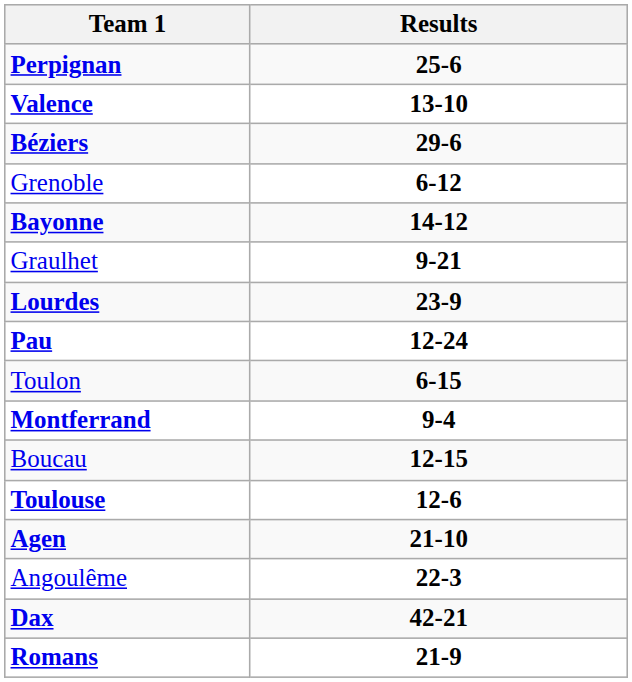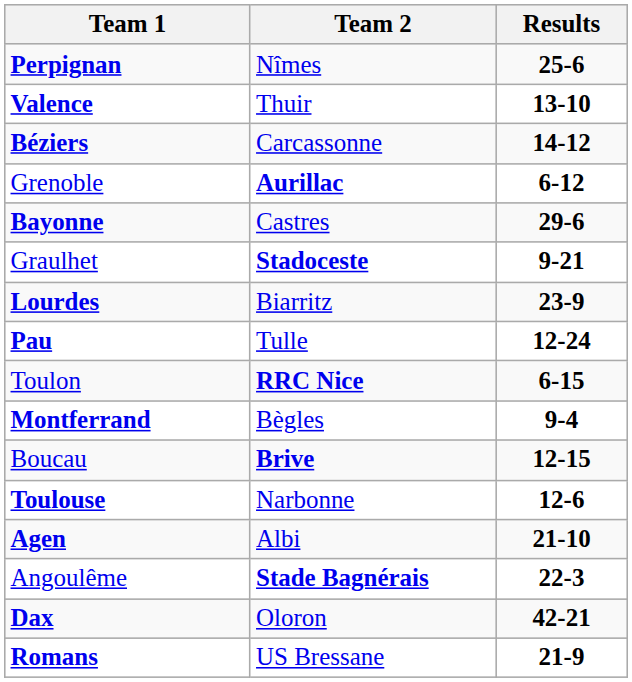+ column: (373, 24)
(439, 143) 29-6 -> (561, 143) 14-12
(439, 222) 14-12 -> (561, 222) 29-6
